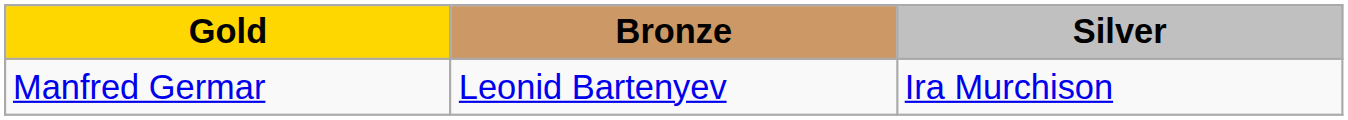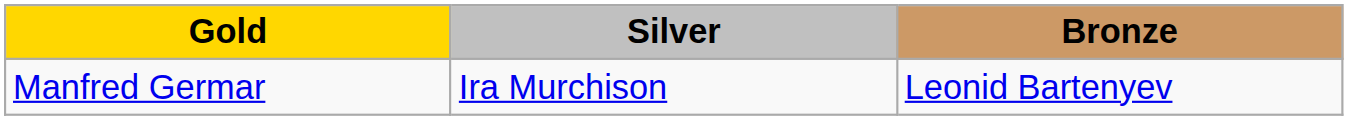columns swapped: (1120, 31) <-> (674, 31)
